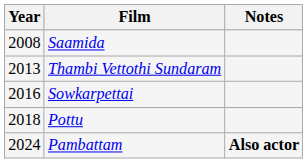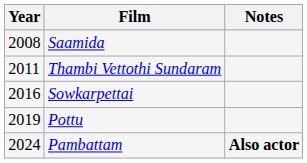(24, 68) 2013 -> (24, 68) 2011
(24, 119) 2018 -> (24, 119) 2019
